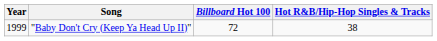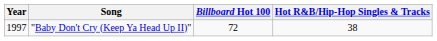(17, 28) 1999 -> (17, 28) 1997
